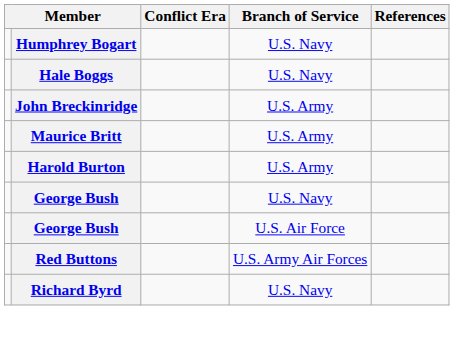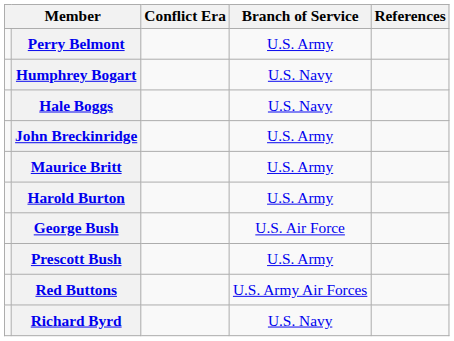+ row: (76, 44)
- row: (76, 197)
+ row: (76, 259)
